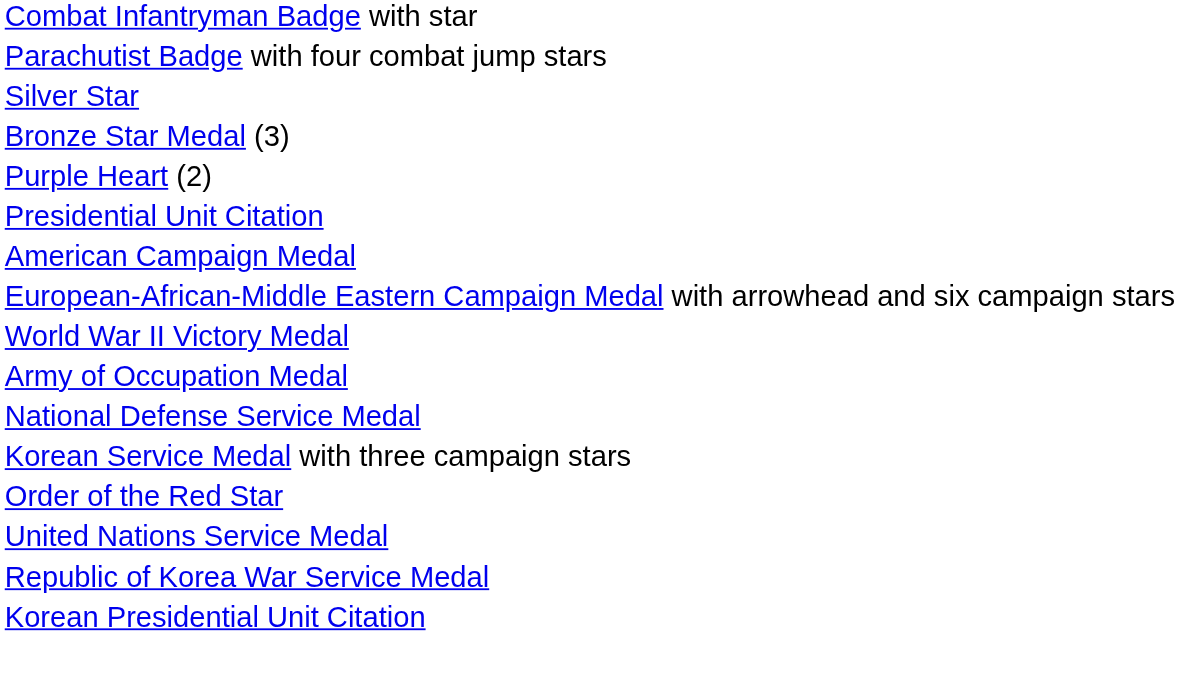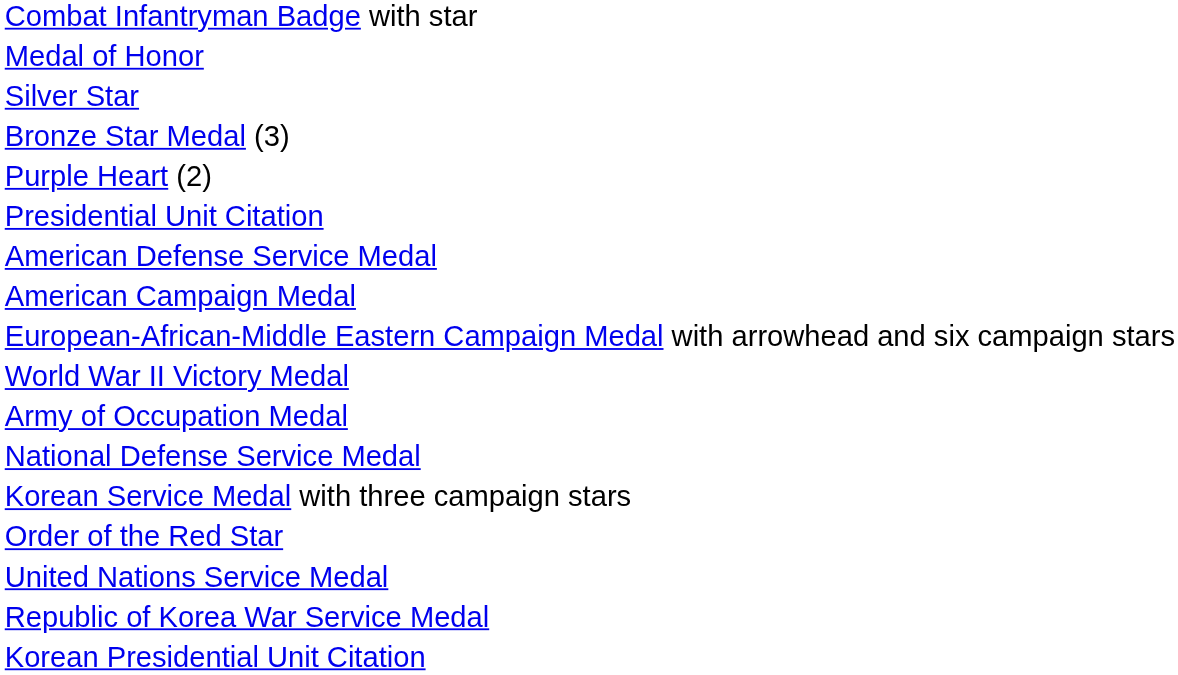- row: (306, 56)
+ row: (104, 56)
+ row: (221, 256)
